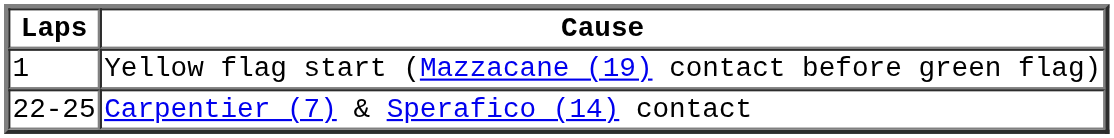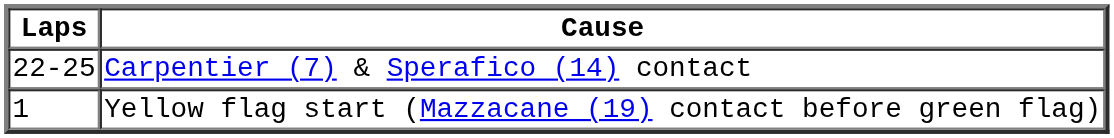rows swapped: (603, 69) <-> (428, 109)
